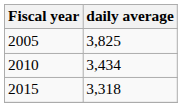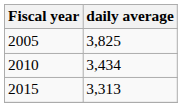(104, 89) 3,318 -> (104, 89) 3,313
